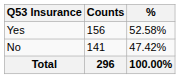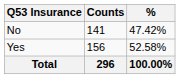rows swapped: (16, 30) <-> (14, 47)
